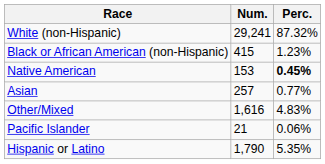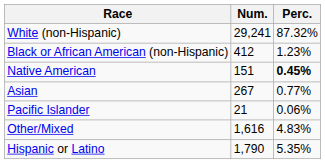(244, 52) 415 -> (244, 52) 412
(244, 71) 153 -> (244, 71) 151
(244, 91) 257 -> (244, 91) 267
rows swapped: (48, 129) <-> (40, 110)
